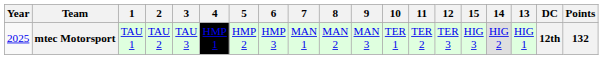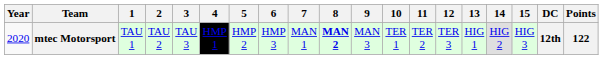columns swapped: (524, 13) <-> (474, 13)
(18, 38) 2025 -> (18, 38) 2020
(335, 38) normal -> (336, 38) bold
(580, 38) 132 -> (581, 38) 122
